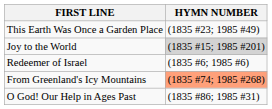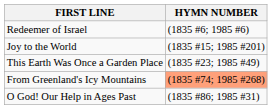rows swapped: (47, 63) <-> (85, 29)
(216, 46) lightgrey background -> (216, 46) no background
